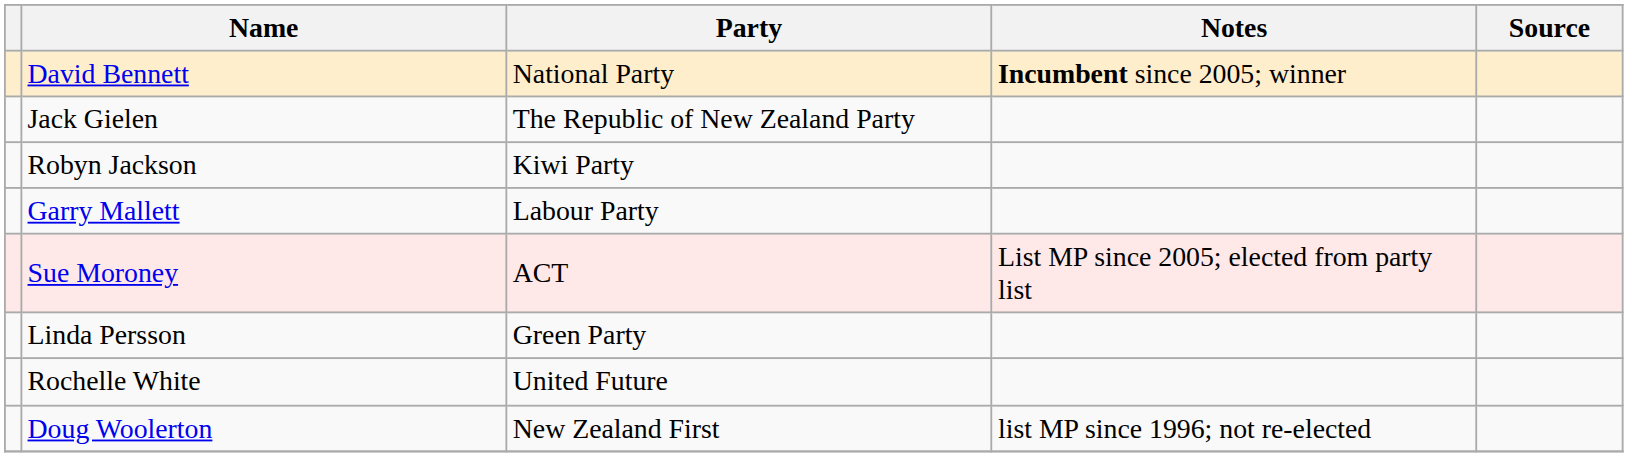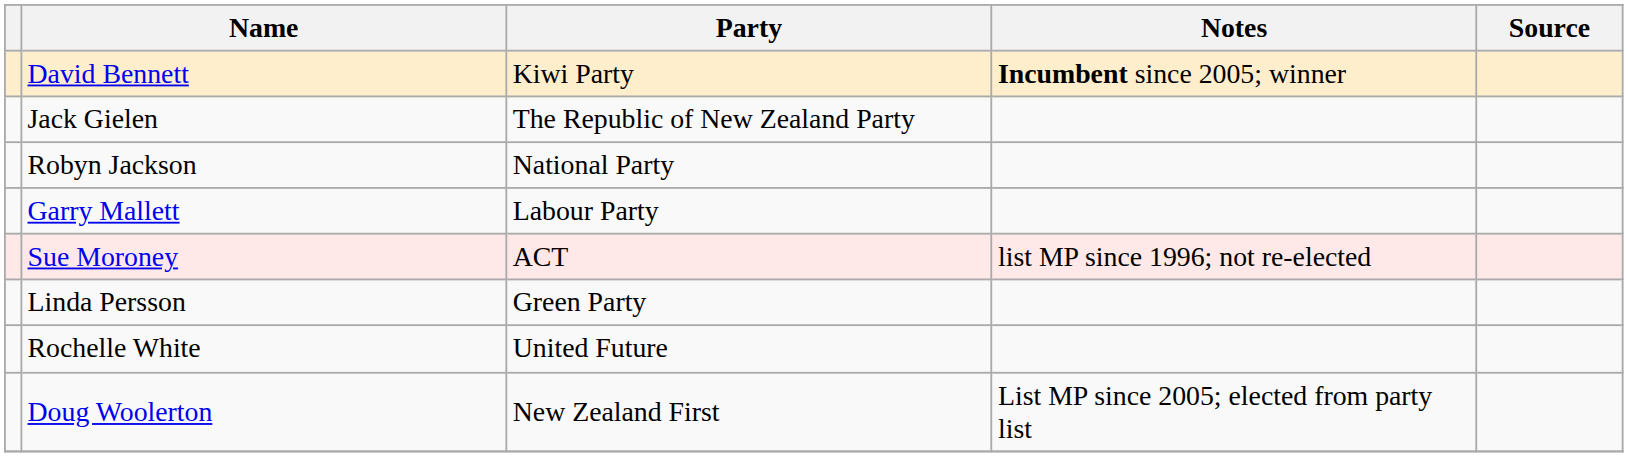(593, 73) National Party -> (573, 73) Kiwi Party
(573, 165) Kiwi Party -> (593, 165) National Party
(1215, 273) List MP since 2005; elected from party list -> (1185, 256) list MP since 1996; not re-elected
(1185, 427) list MP since 1996; not re-elected -> (1215, 411) List MP since 2005; elected from party list
